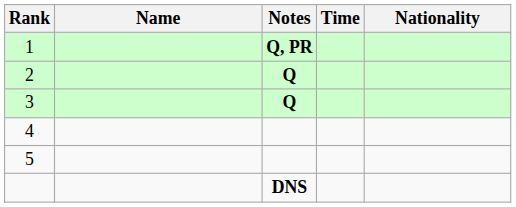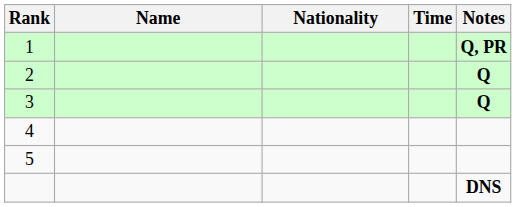columns swapped: (438, 18) <-> (289, 18)
